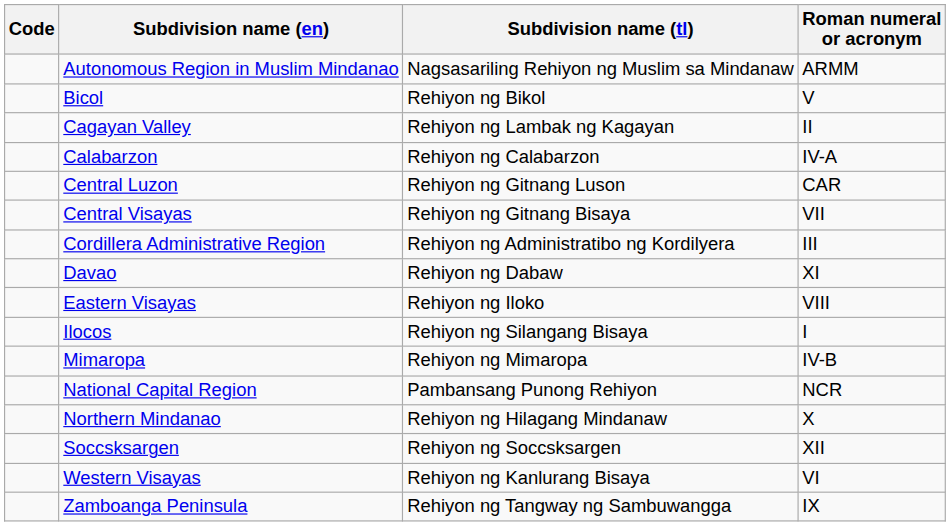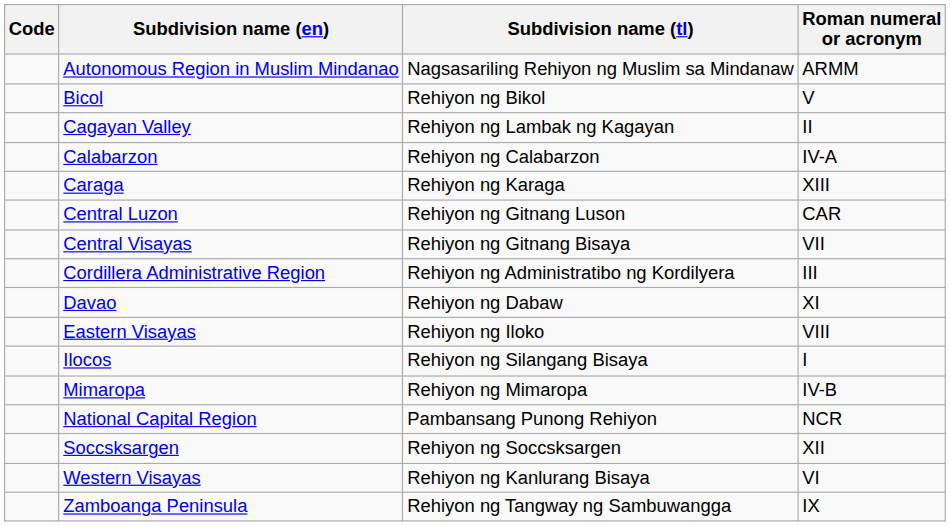+ row: (93, 185)
- row: (142, 419)
